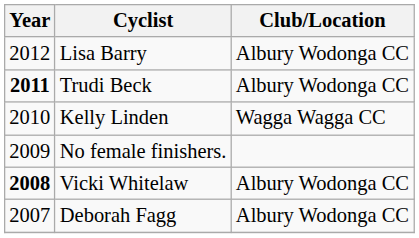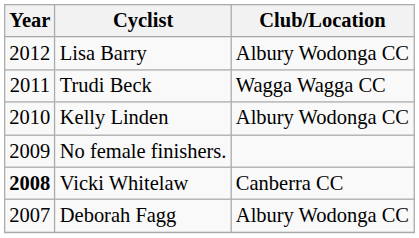(30, 85) bold -> (30, 85) normal
(322, 85) Albury Wodonga CC -> (311, 85) Wagga Wagga CC
(311, 118) Wagga Wagga CC -> (322, 118) Albury Wodonga CC
(322, 183) Albury Wodonga CC -> (290, 183) Canberra CC
